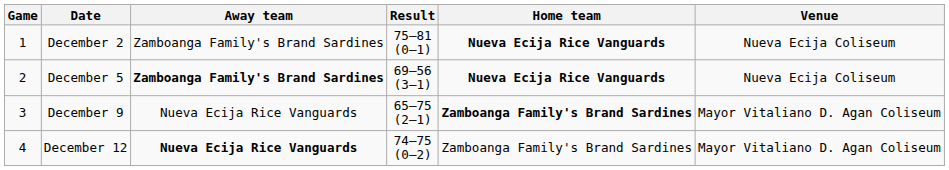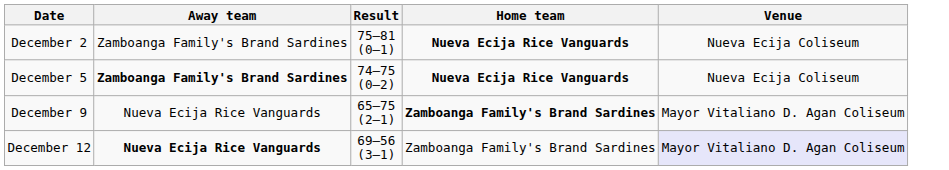- column: (23, 15)
(413, 78) 69–56 (3–1) -> (376, 78) 74–75 (0–2)
(413, 148) 74–75 (0–2) -> (376, 148) 69–56 (3–1)
(819, 148) no background -> (783, 148) lavender background
